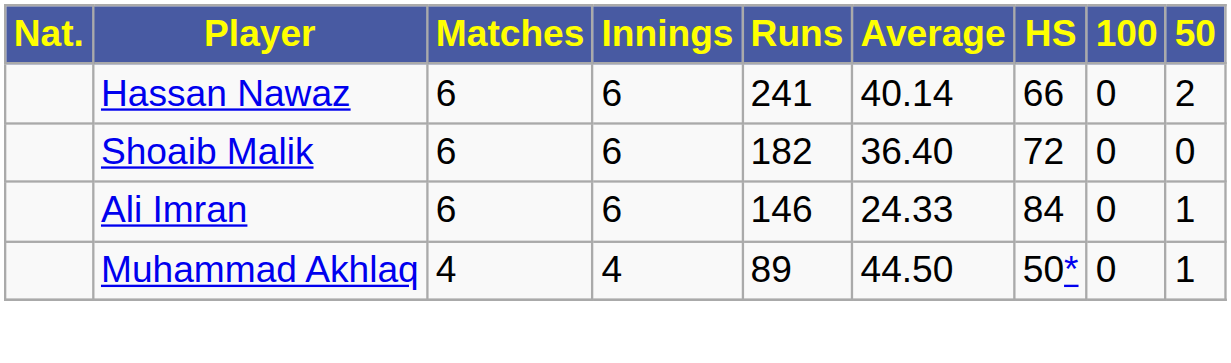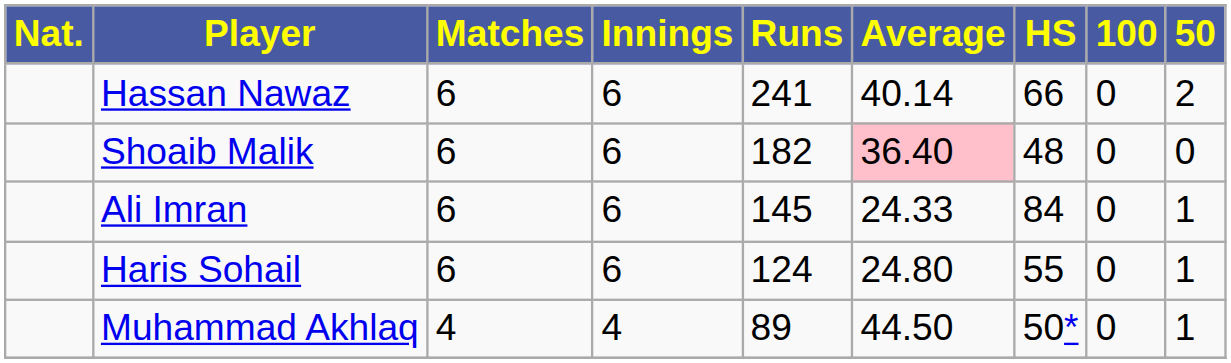(907, 151) no background -> (907, 151) pink background
(1043, 151) 72 -> (1043, 151) 48
(782, 210) 146 -> (782, 210) 145
+ row: (201, 269)
